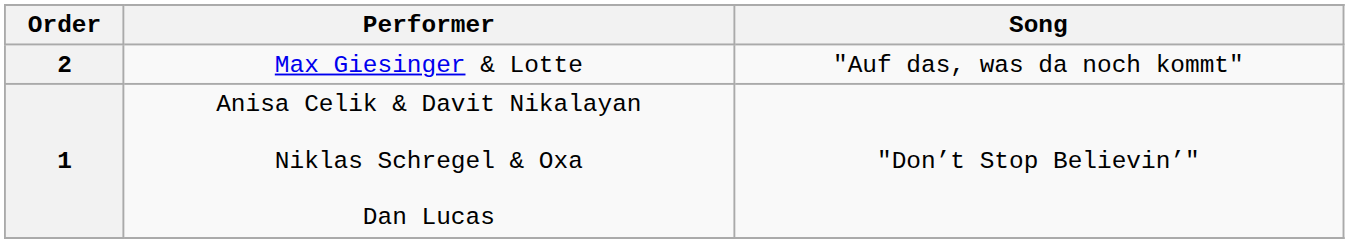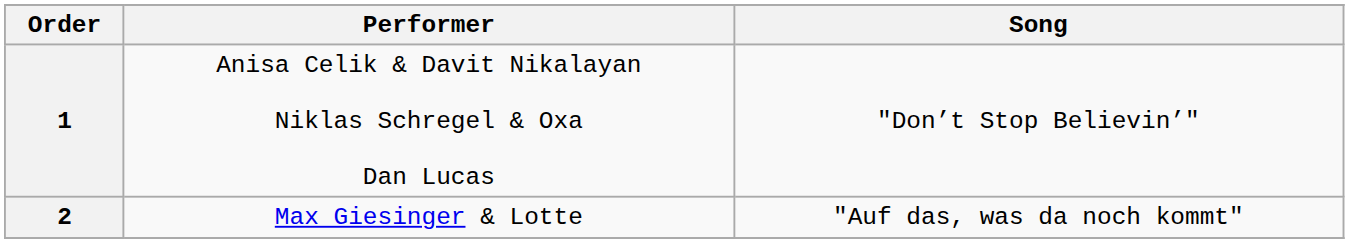rows swapped: (65, 161) <-> (65, 65)
